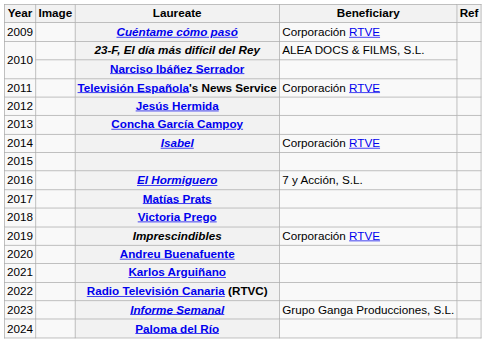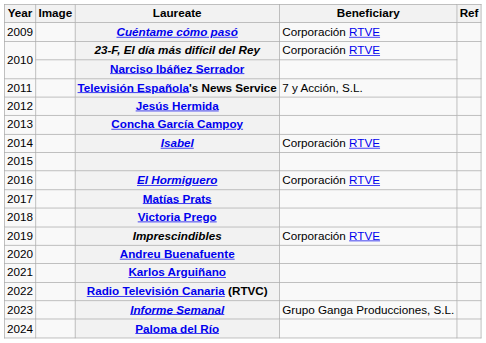(353, 50) ALEA DOCS & FILMS, S.L. -> (331, 50) Corporación RTVE
(331, 87) Corporación RTVE -> (322, 87) 7 y Acción, S.L.
(322, 180) 7 y Acción, S.L. -> (331, 180) Corporación RTVE
